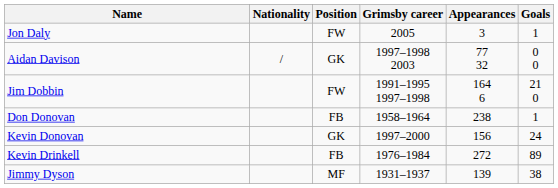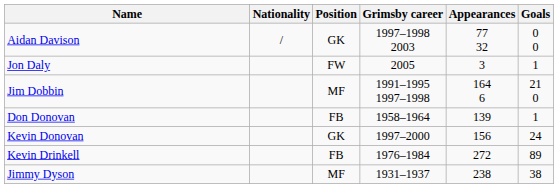rows swapped: (29, 33) <-> (43, 58)
(336, 91) FW -> (336, 91) MF
(482, 117) 238 -> (482, 117) 139
(482, 174) 139 -> (482, 174) 238
